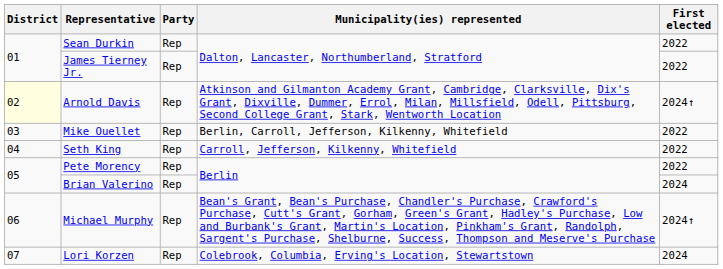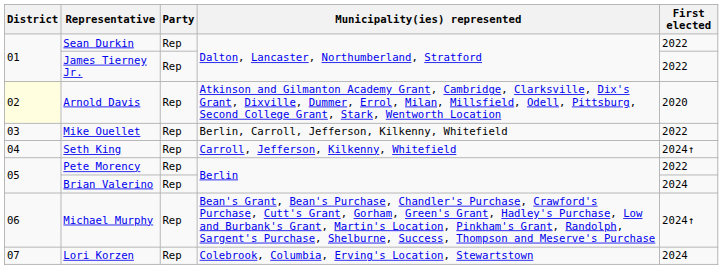(678, 102) 2024↑ -> (675, 102) 2020
(675, 149) 2022 -> (678, 149) 2024↑
